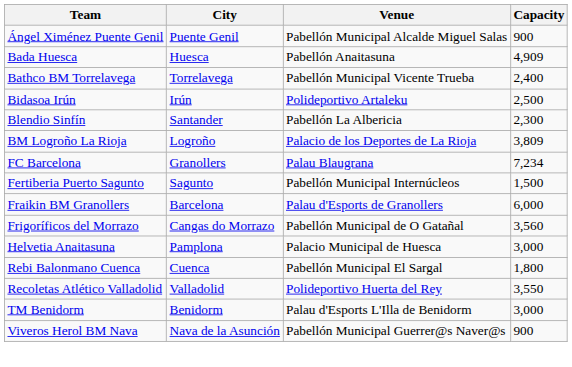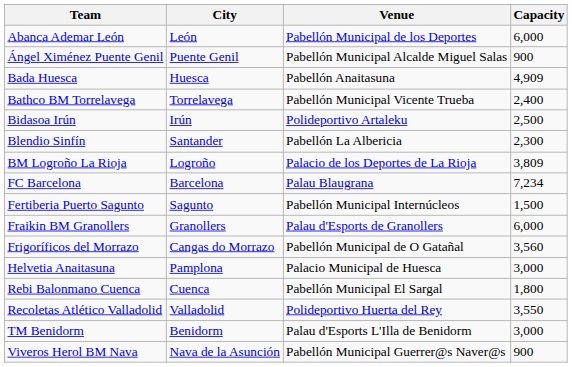+ row: (66, 36)
(198, 162) Granollers -> (197, 183) Barcelona
(197, 204) Barcelona -> (198, 225) Granollers
